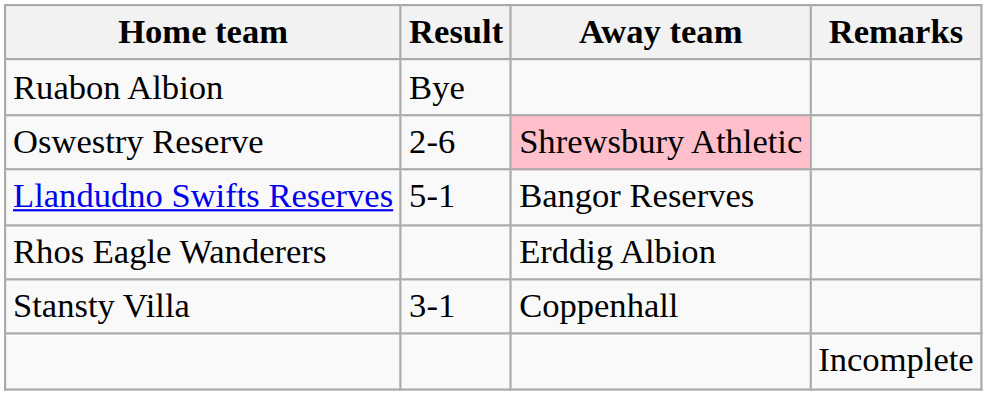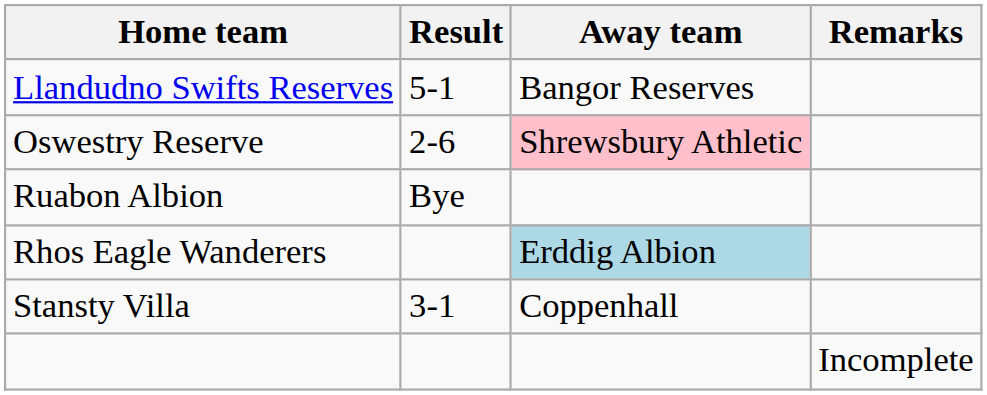rows swapped: (203, 196) <-> (118, 86)
(618, 251) no background -> (618, 251) lightblue background
